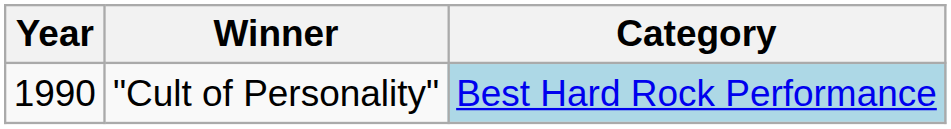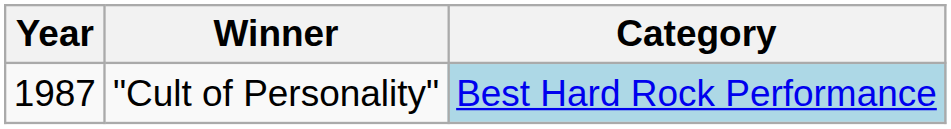(55, 92) 1990 -> (55, 92) 1987
